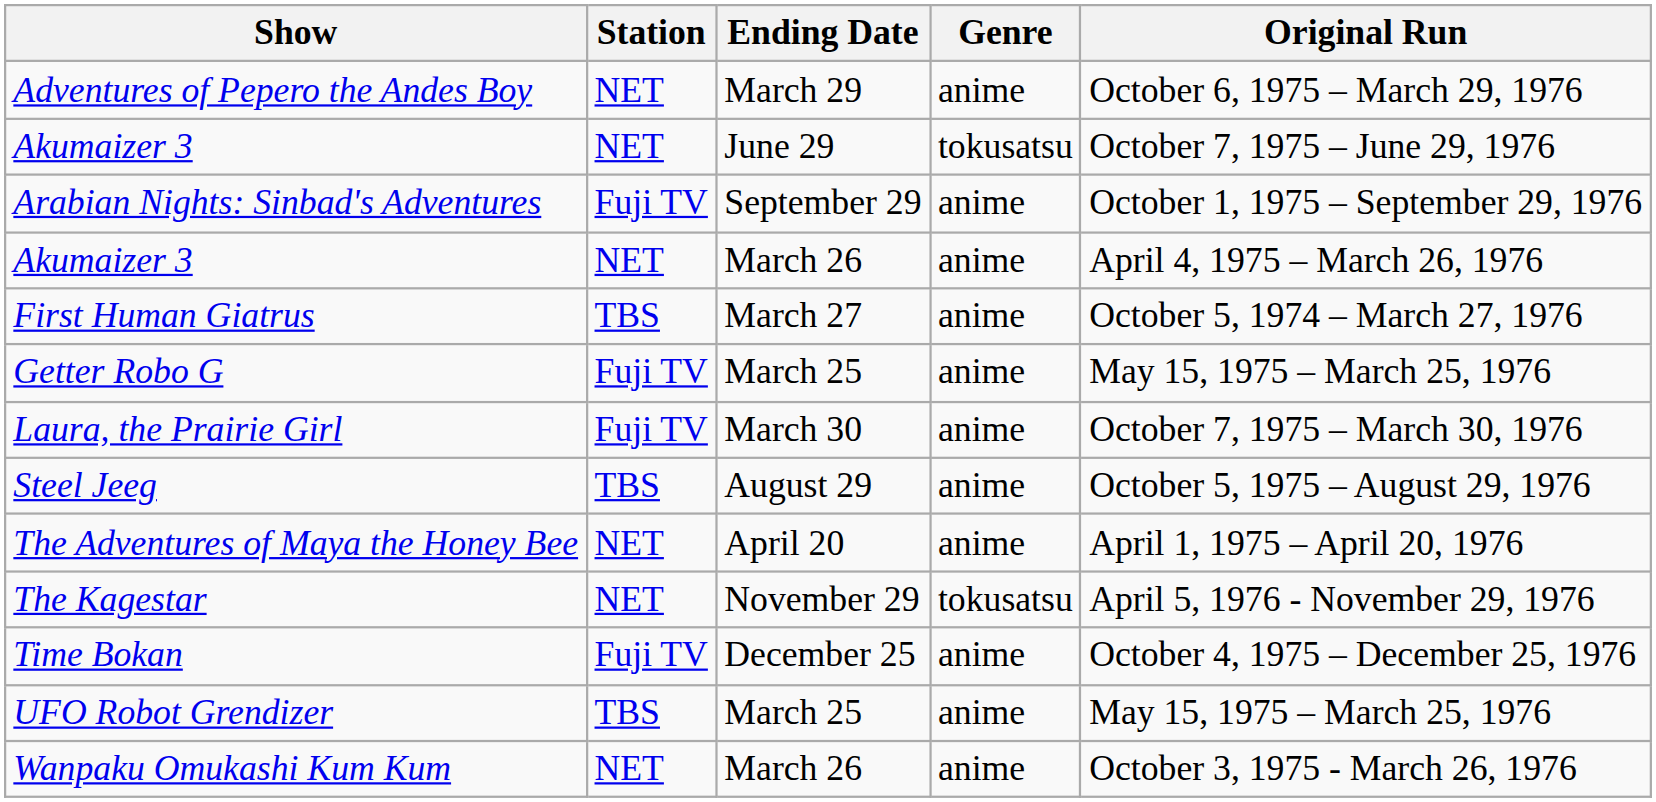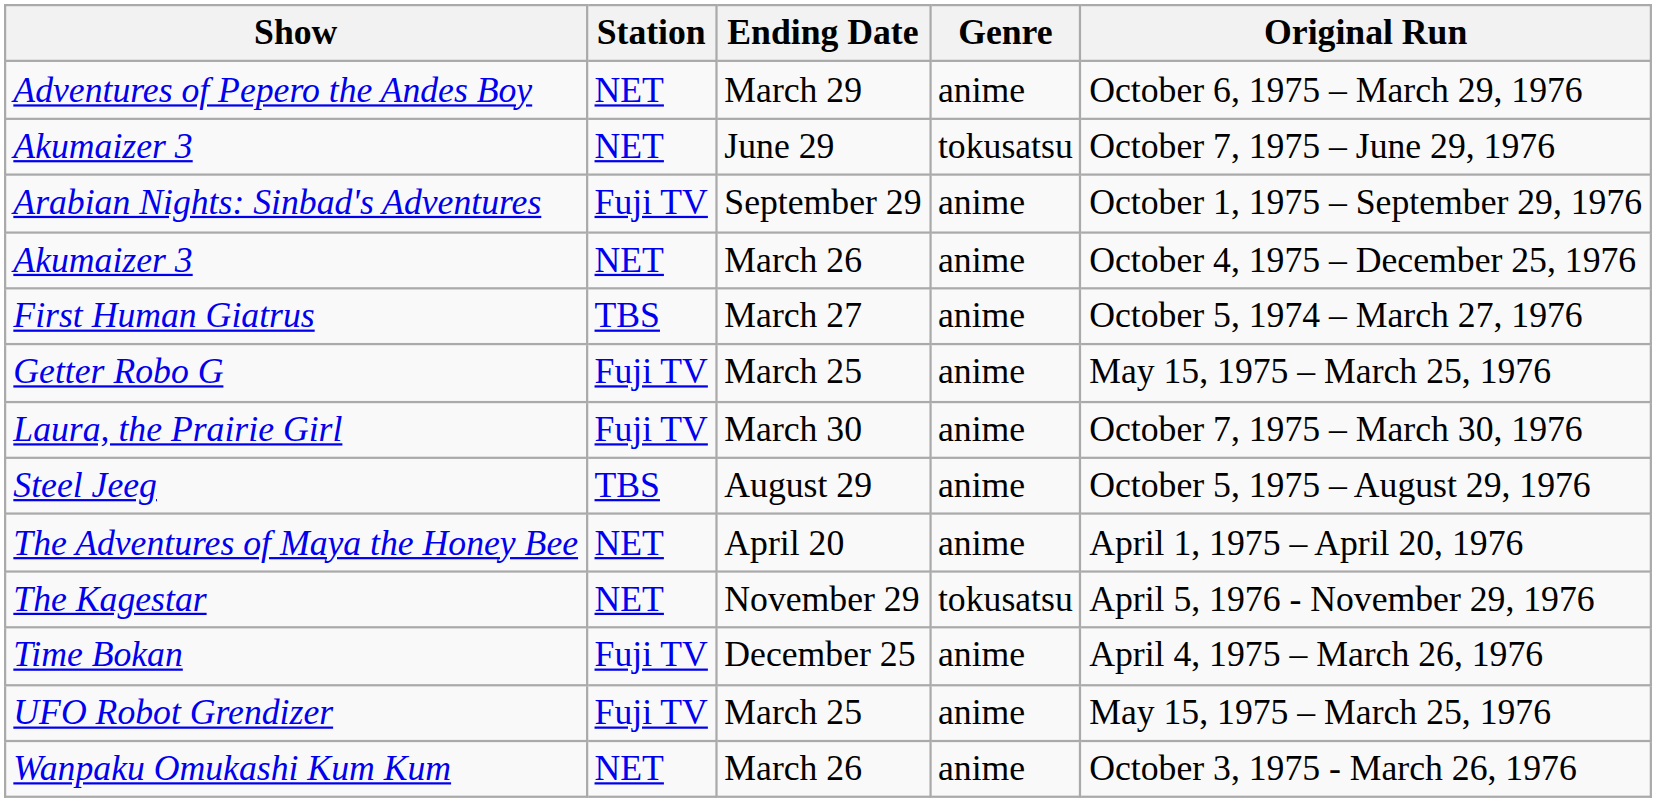(1316, 259) April 4, 1975 – March 26, 1976 -> (1363, 259) October 4, 1975 – December 25, 1976
(1363, 655) October 4, 1975 – December 25, 1976 -> (1316, 655) April 4, 1975 – March 26, 1976
(627, 711) TBS -> (651, 711) Fuji TV
